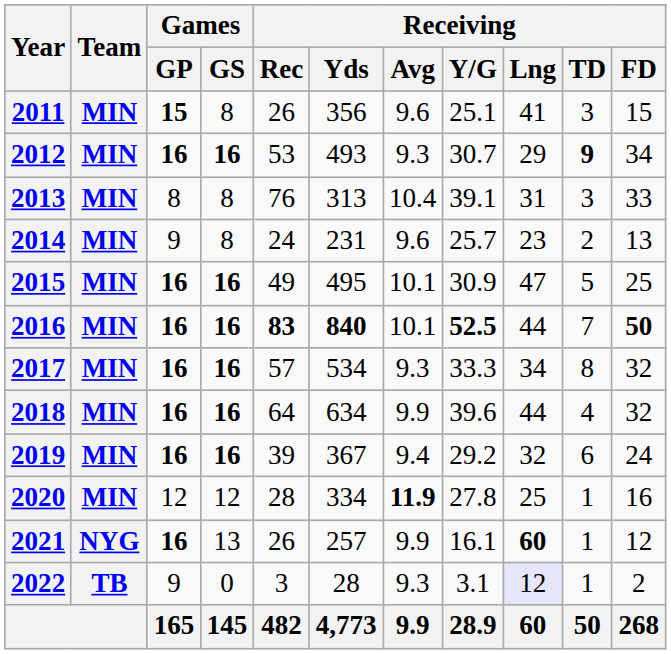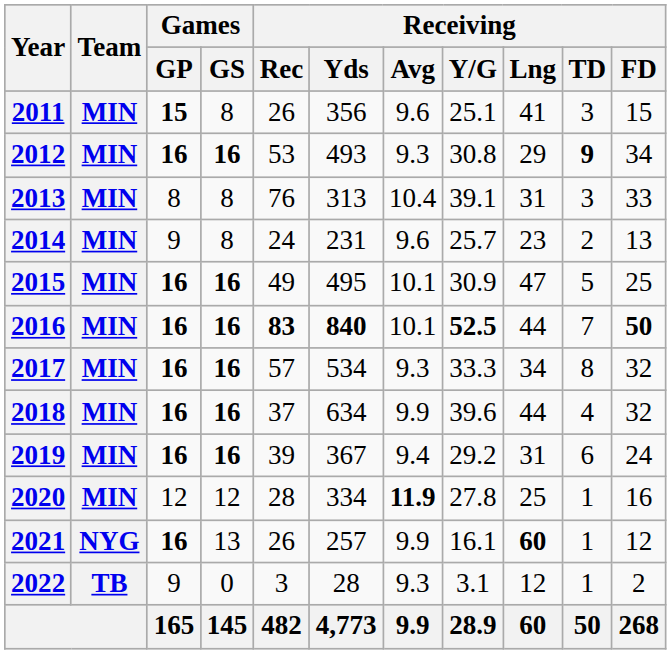(473, 154) 30.7 -> (473, 154) 30.8
(282, 411) 64 -> (282, 411) 37
(533, 454) 32 -> (533, 454) 31
(533, 583) lavender background -> (533, 583) no background
